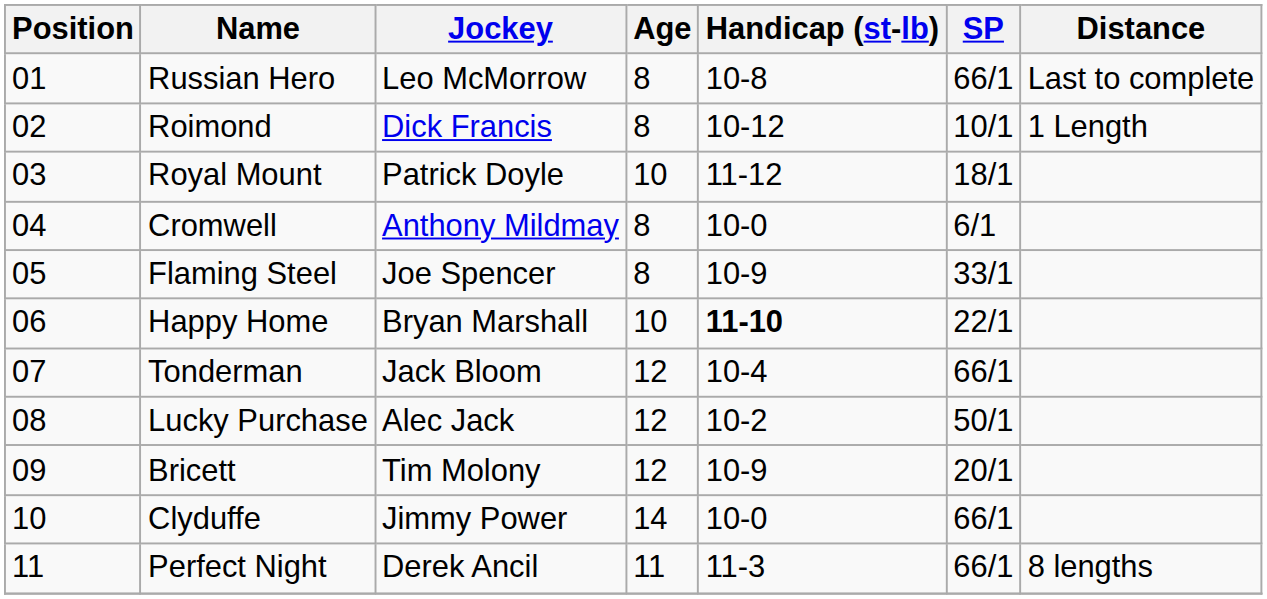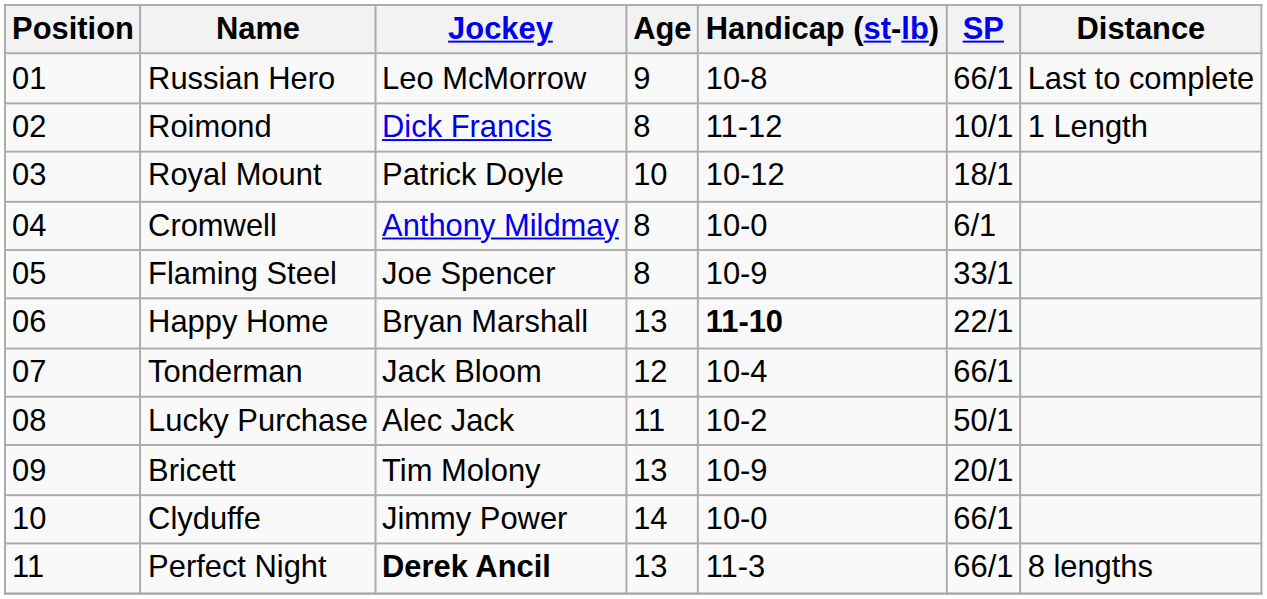(642, 77) 8 -> (642, 77) 9
(745, 126) 10-12 -> (744, 126) 11-12
(744, 175) 11-12 -> (745, 175) 10-12
(650, 322) 10 -> (650, 322) 13
(650, 420) 12 -> (649, 420) 11
(650, 469) 12 -> (650, 469) 13
(460, 567) normal -> (466, 567) bold
(649, 567) 11 -> (650, 567) 13
